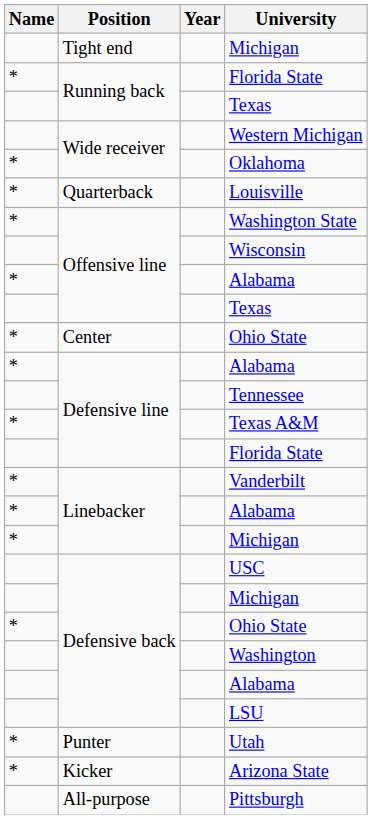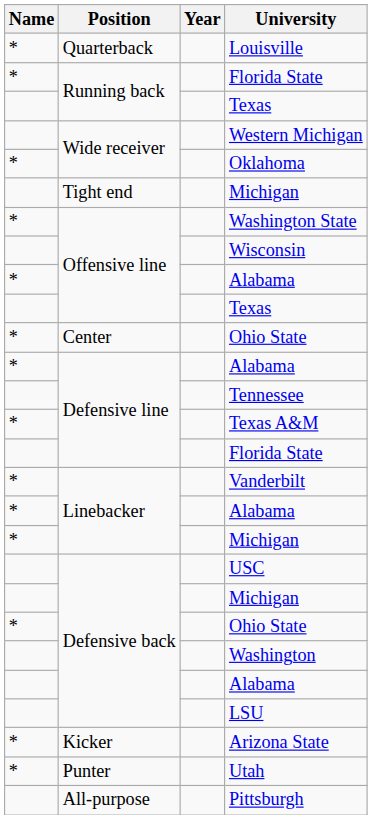rows swapped: (108, 192) <-> (98, 47)
rows swapped: (88, 771) <-> (87, 742)
